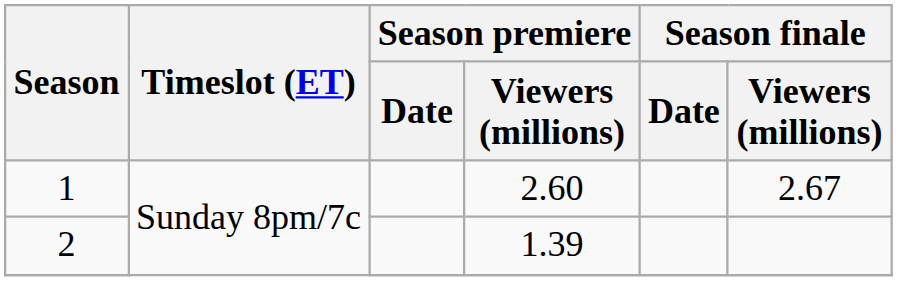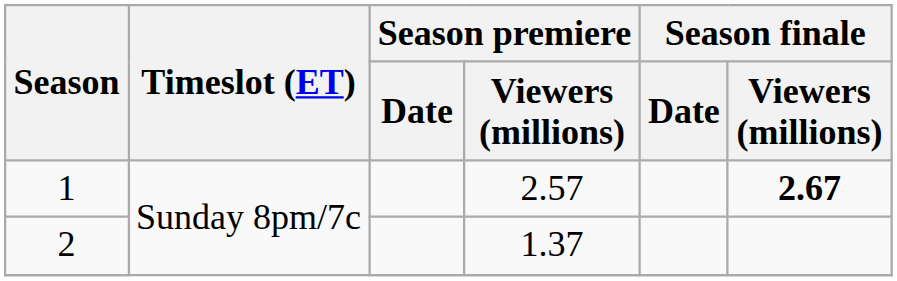(552, 187) 2.60 -> (552, 187) 2.57
(809, 187) normal -> (809, 187) bold
(552, 244) 1.39 -> (552, 244) 1.37
